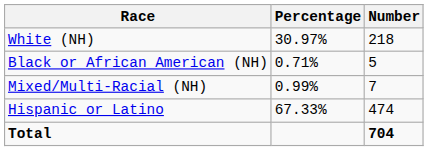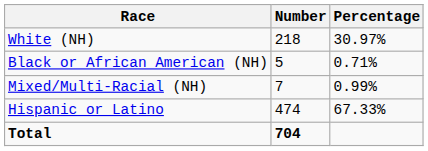columns swapped: (394, 16) <-> (318, 16)
